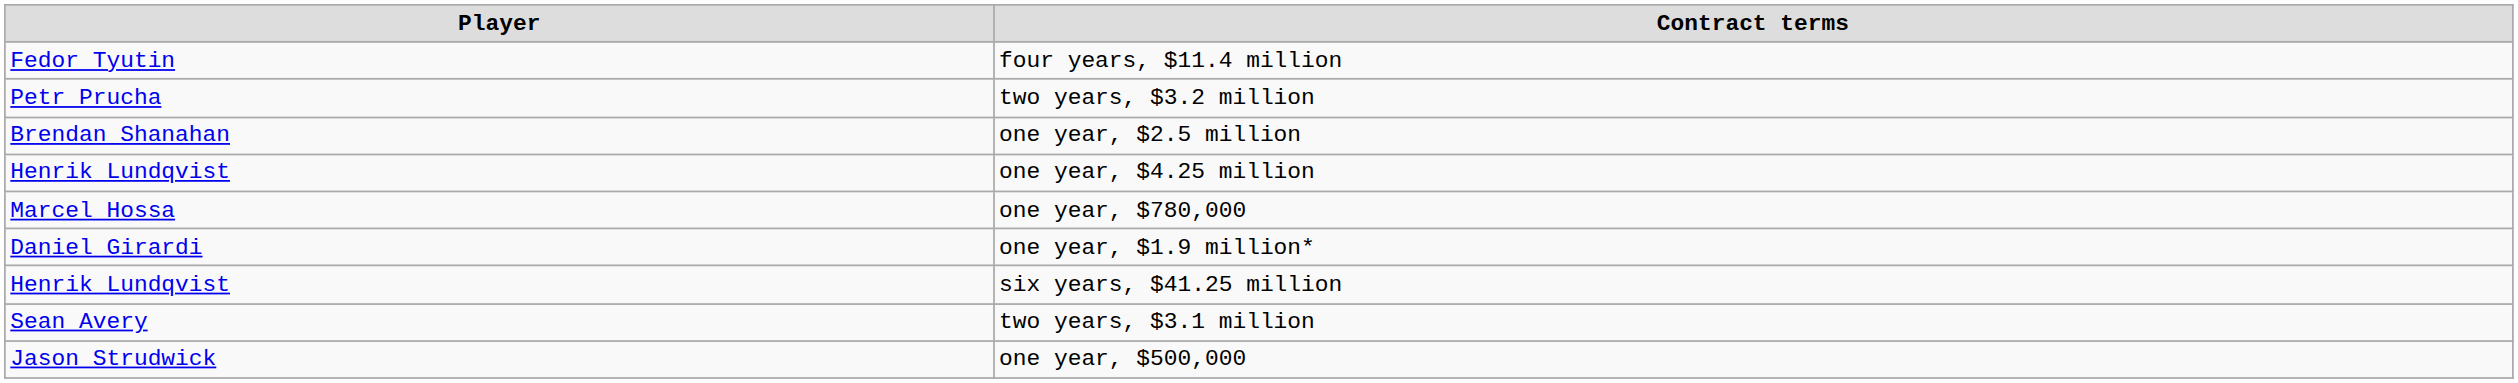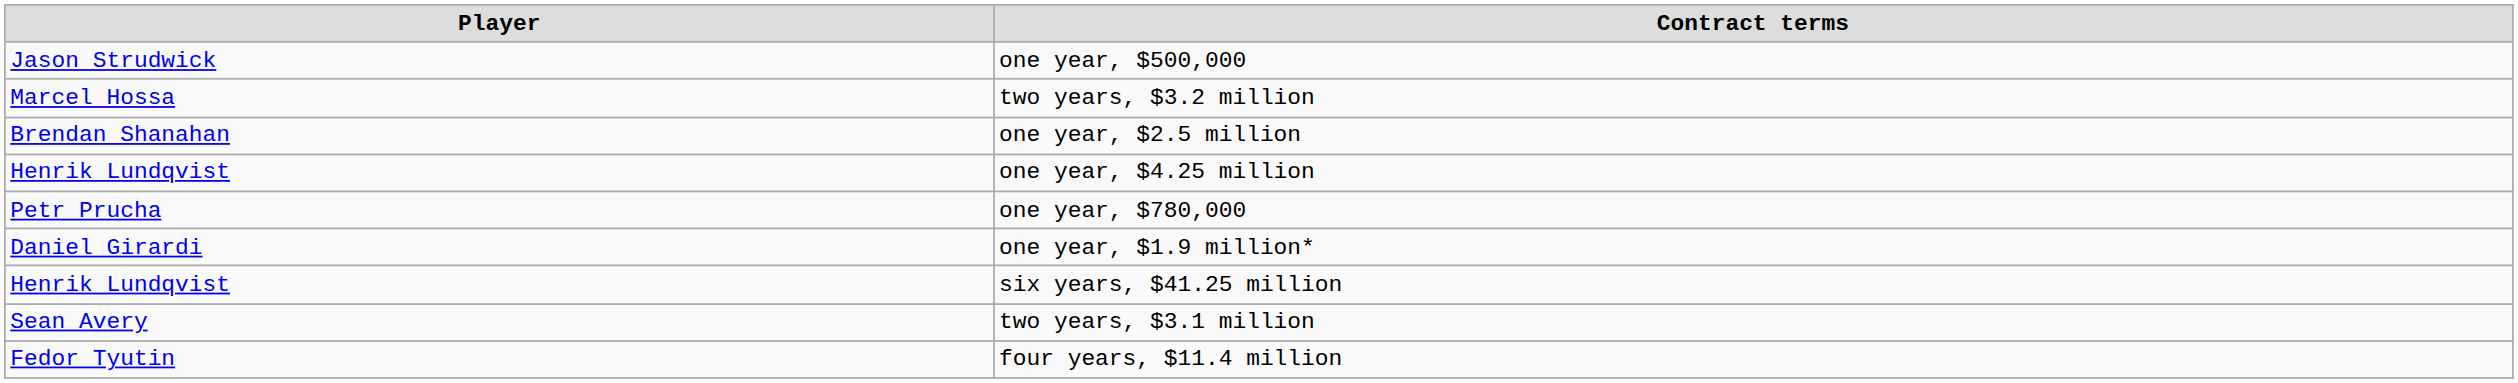rows swapped: (1123, 359) <-> (1171, 61)
(86, 98) Petr Prucha -> (93, 98) Marcel Hossa
(93, 210) Marcel Hossa -> (86, 210) Petr Prucha
